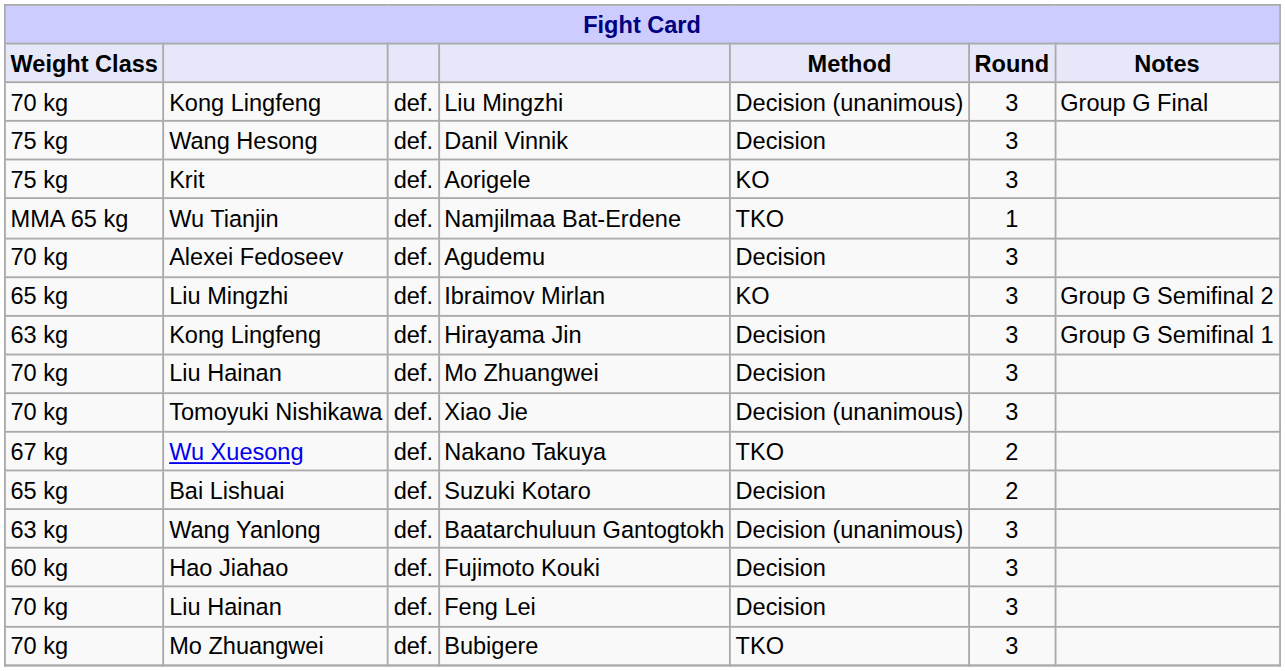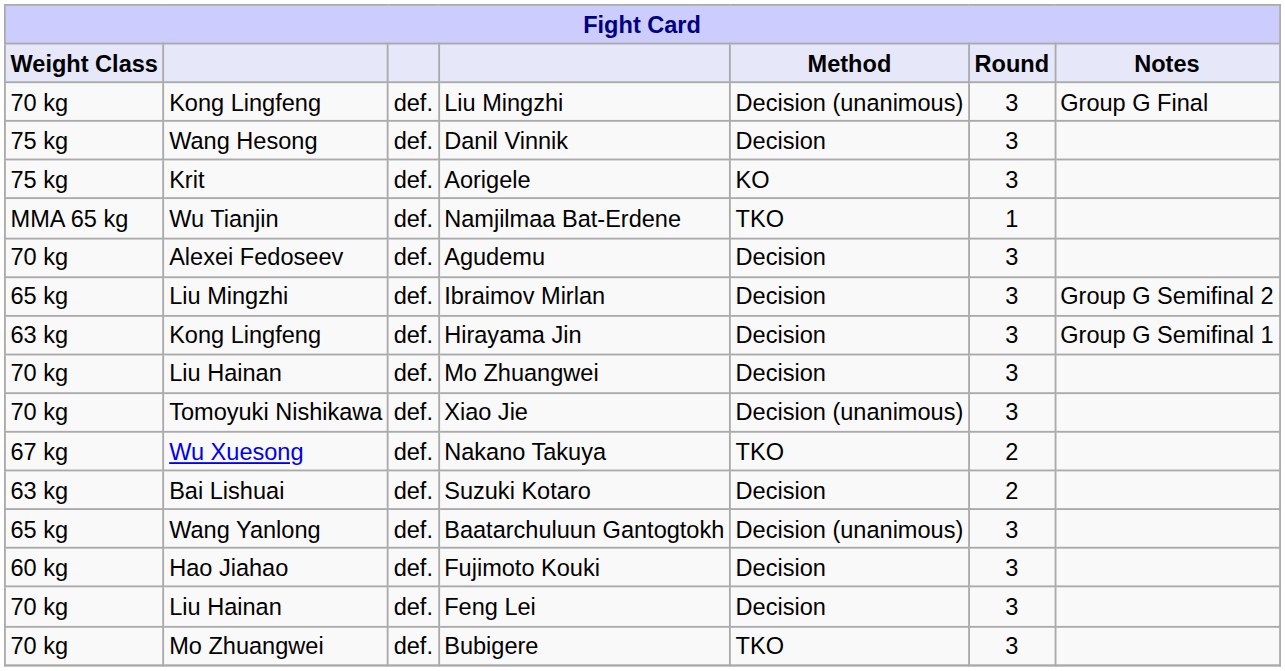(753, 296) KO -> (781, 296) Decision
(39, 490) 65 kg -> (39, 490) 63 kg
(39, 529) 63 kg -> (39, 529) 65 kg
